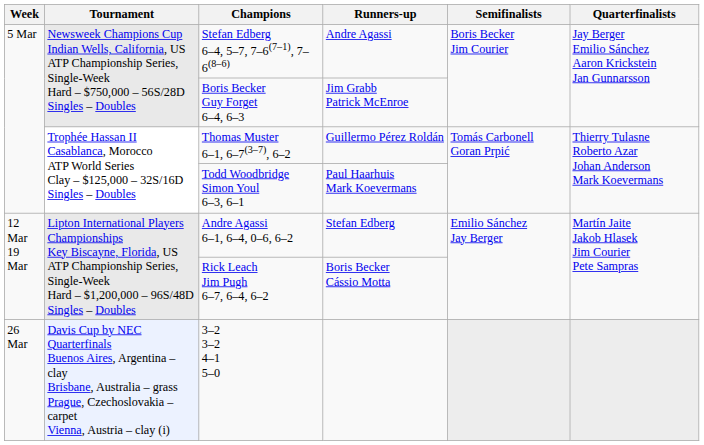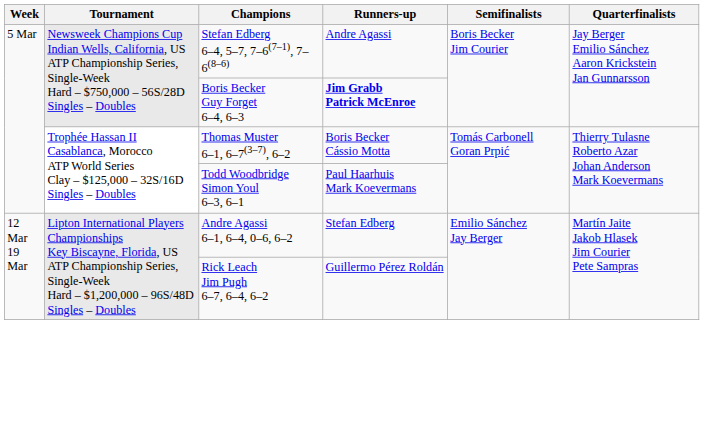(367, 95) normal -> (370, 95) bold
(385, 137) Guillermo Pérez Roldán -> (358, 144) Boris Becker Cássio Motta
(358, 274) Boris Becker Cássio Motta -> (385, 267) Guillermo Pérez Roldán
- row: (211, 351)
